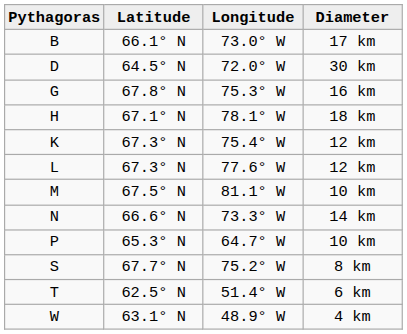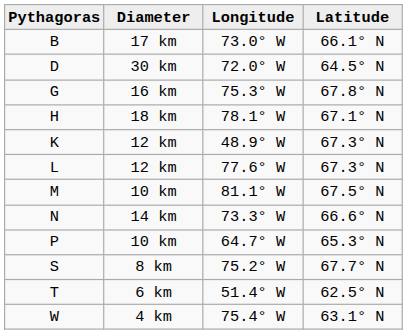columns swapped: (154, 17) <-> (352, 17)
(253, 142) 75.4° W -> (253, 142) 48.9° W
(253, 317) 48.9° W -> (253, 317) 75.4° W
